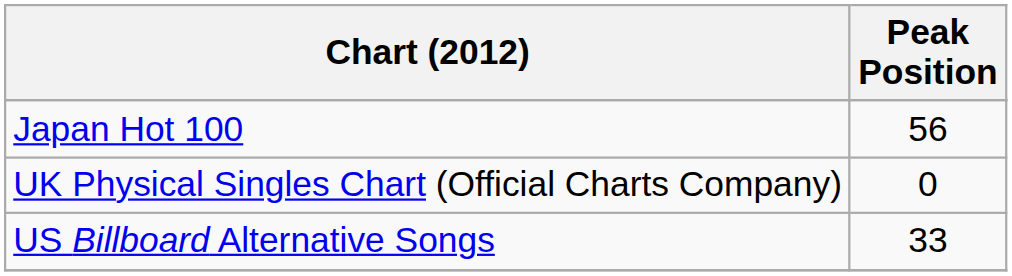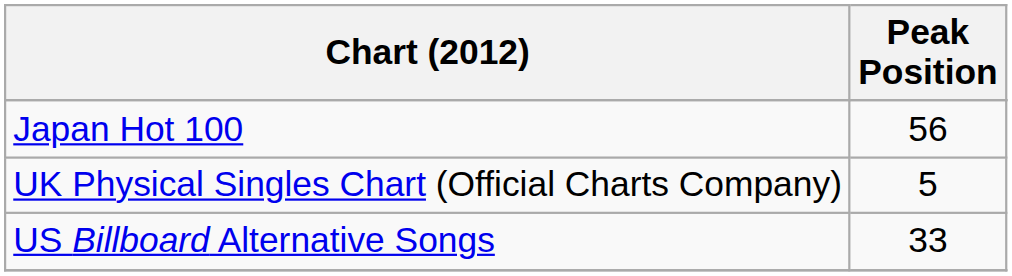(928, 184) 0 -> (928, 184) 5
